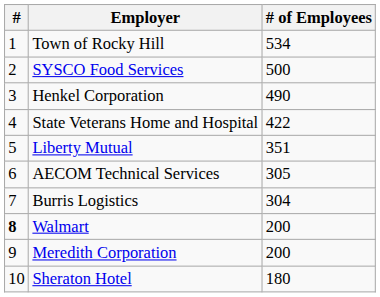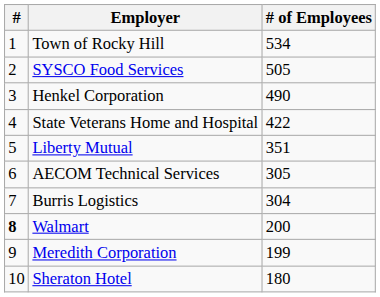(278, 69) 500 -> (278, 69) 505
(278, 252) 200 -> (278, 252) 199
